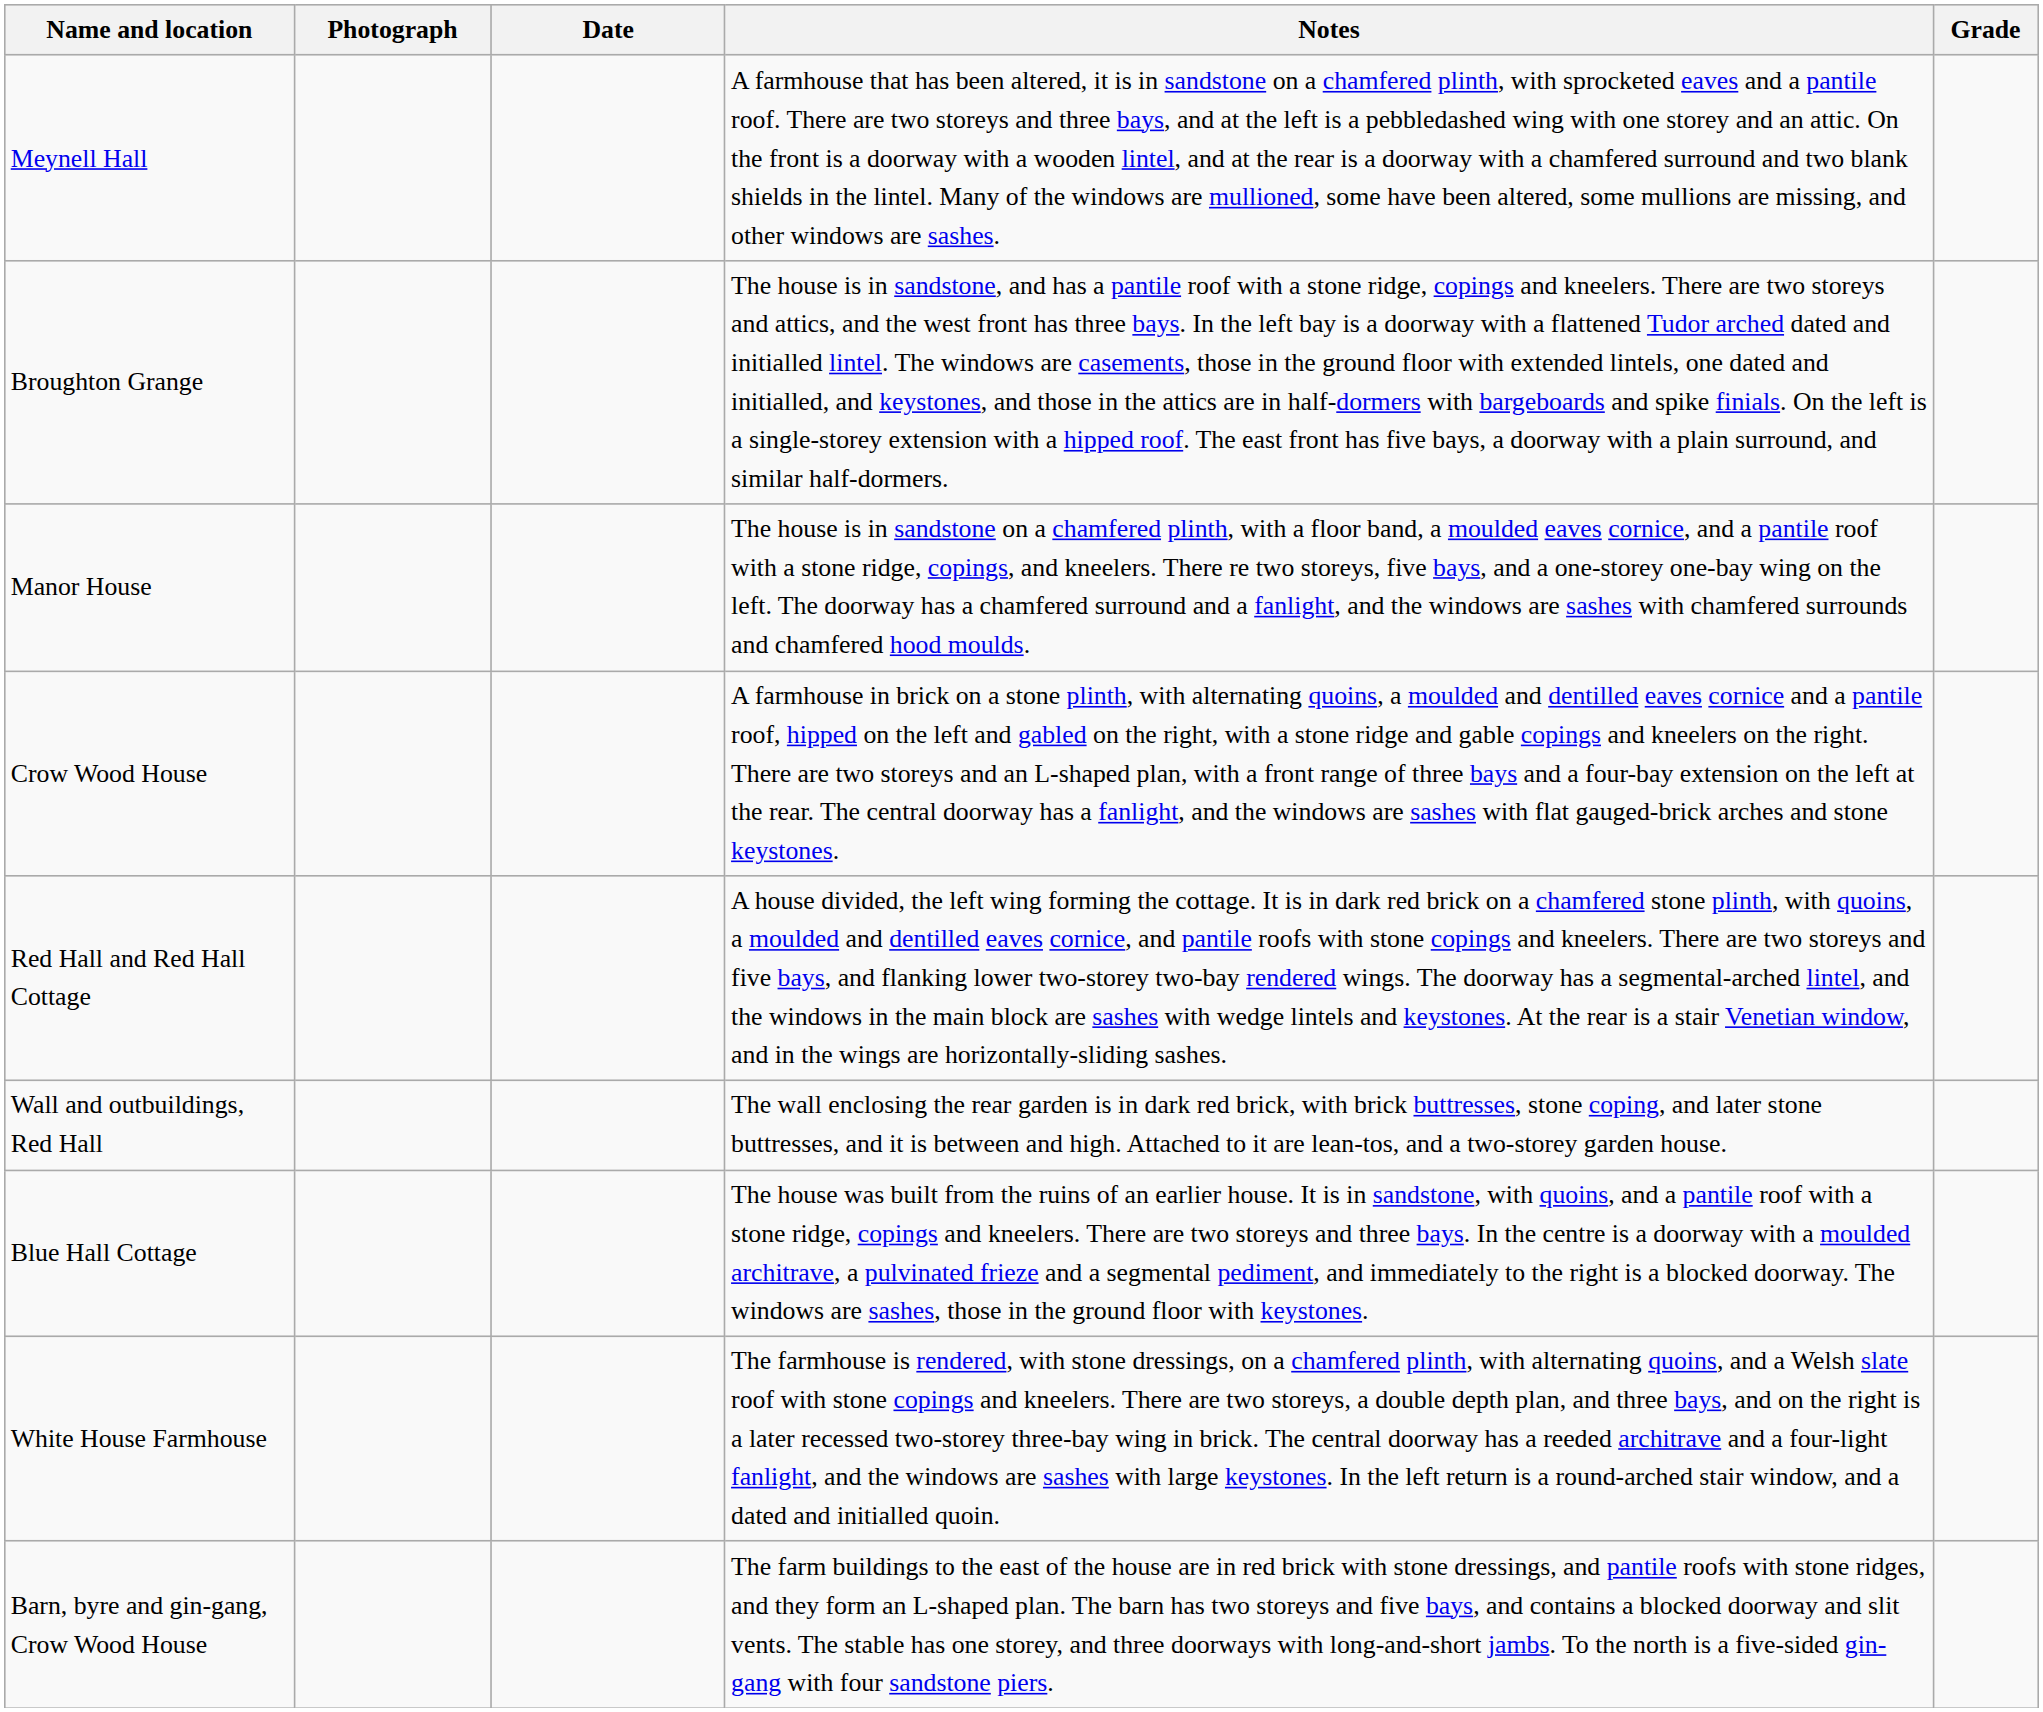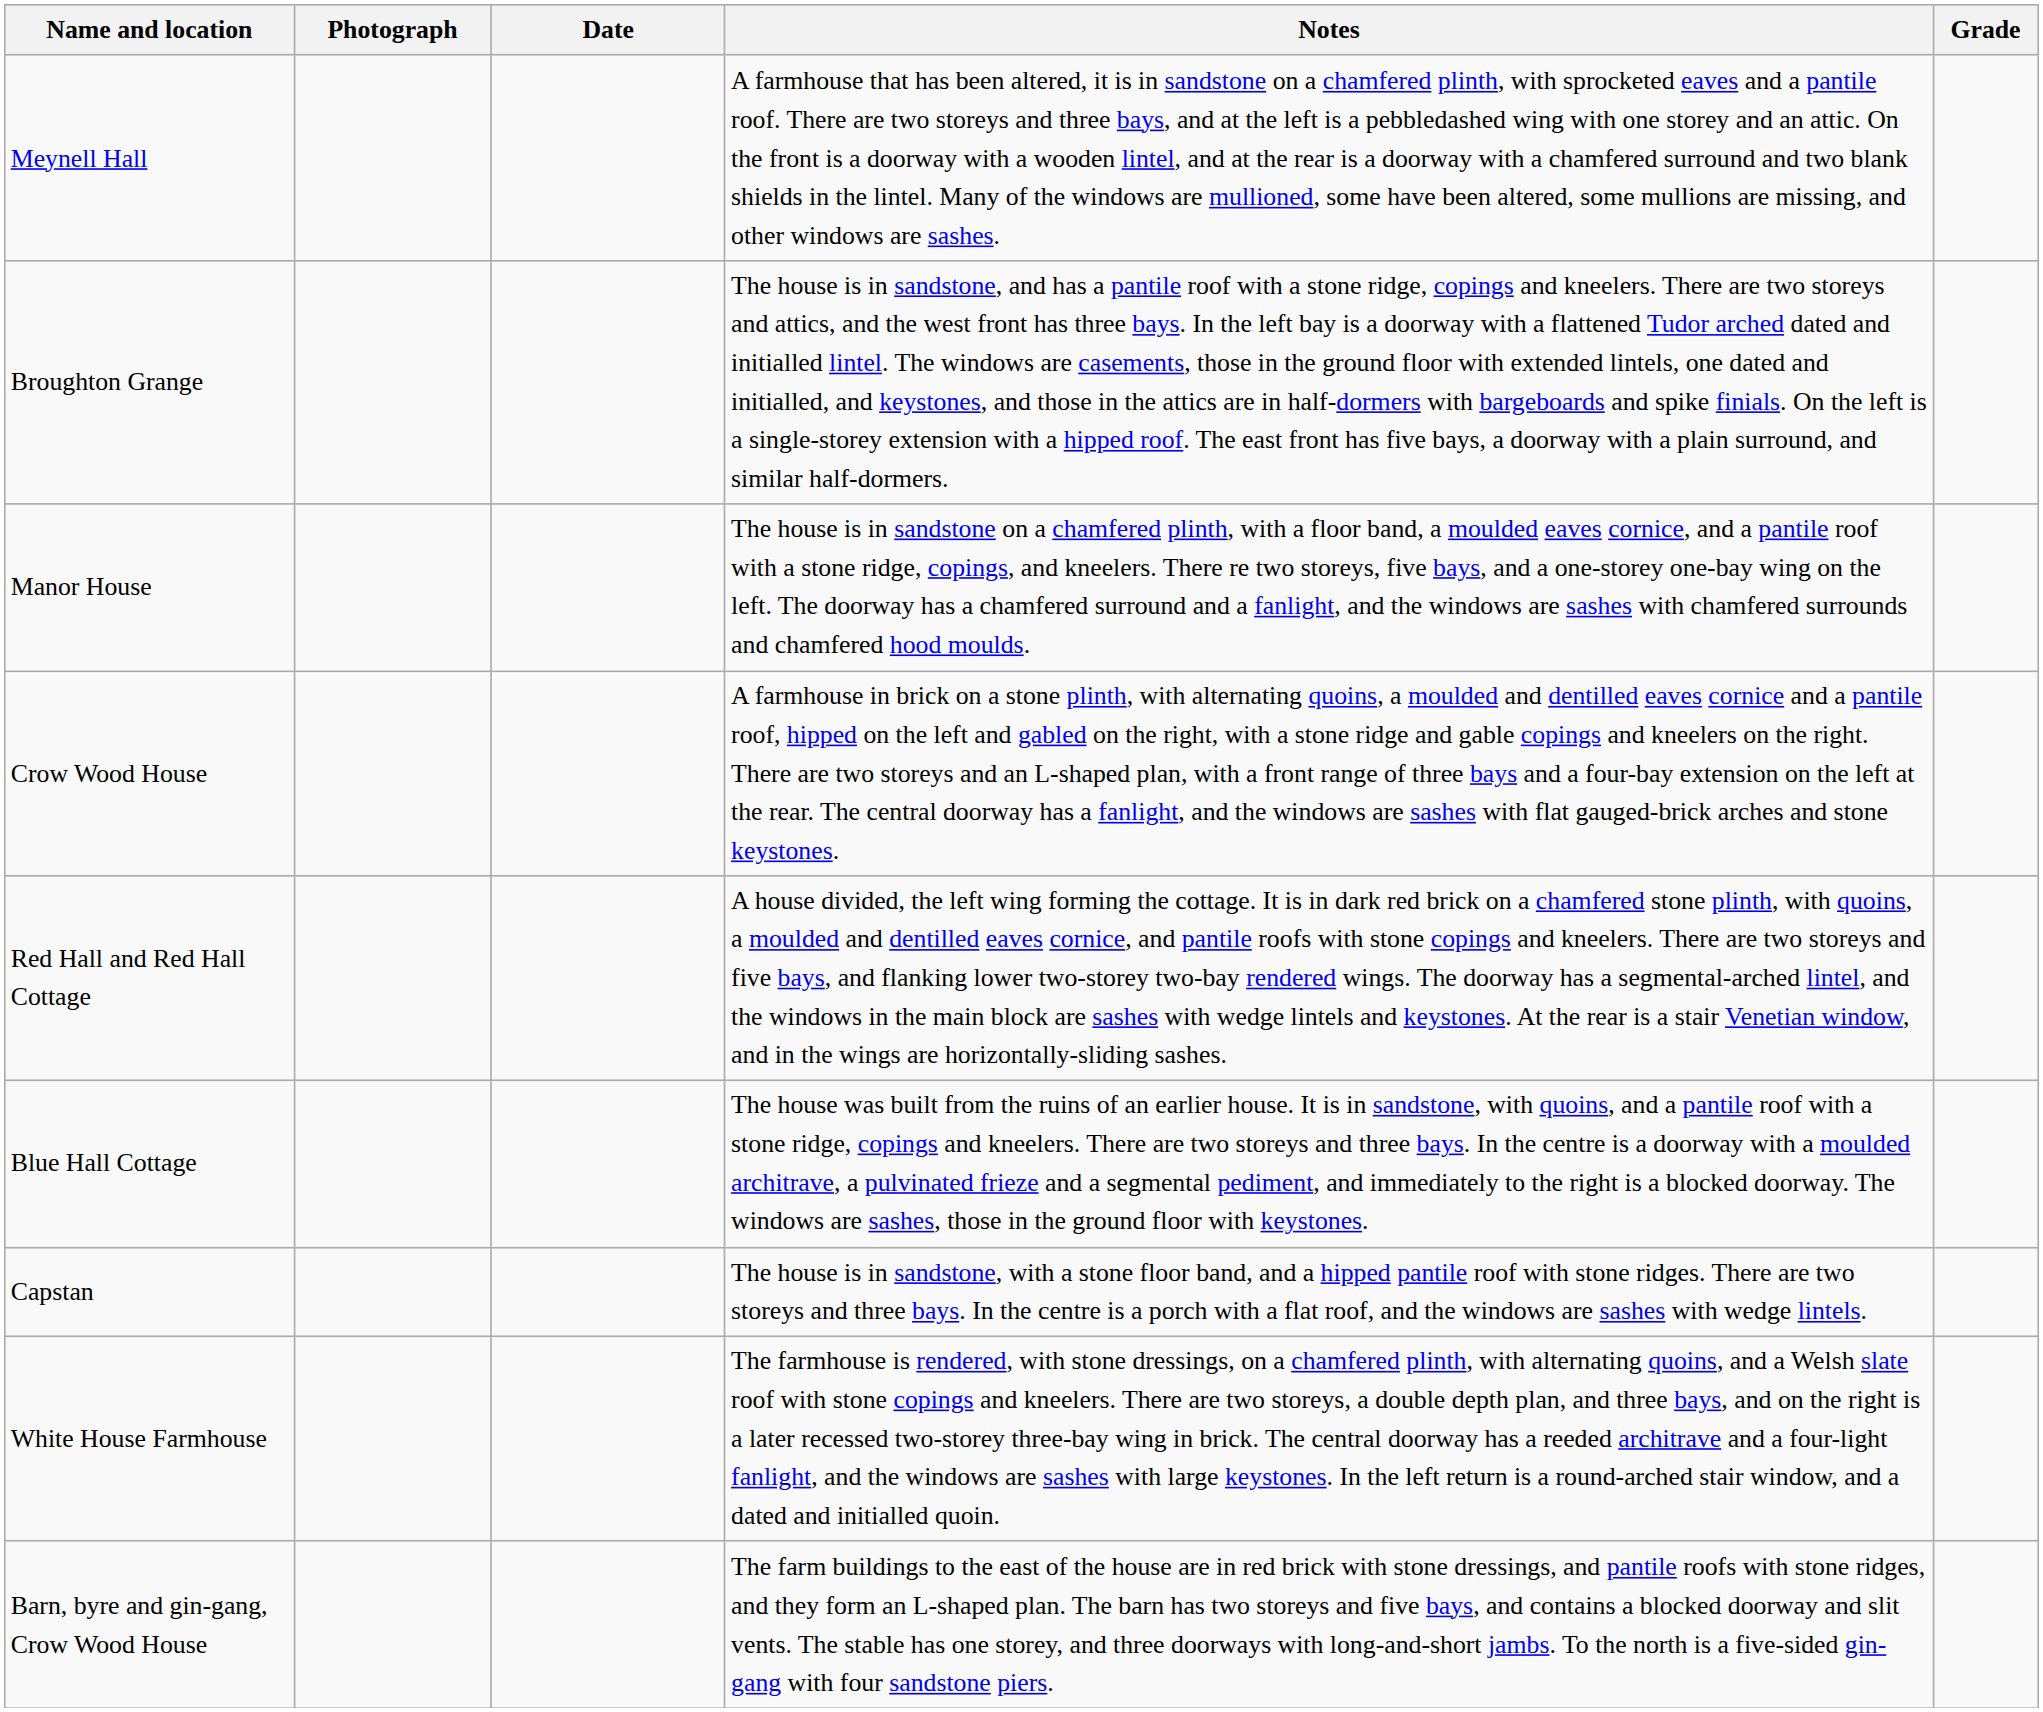- row: (127, 1124)
+ row: (52, 1291)
